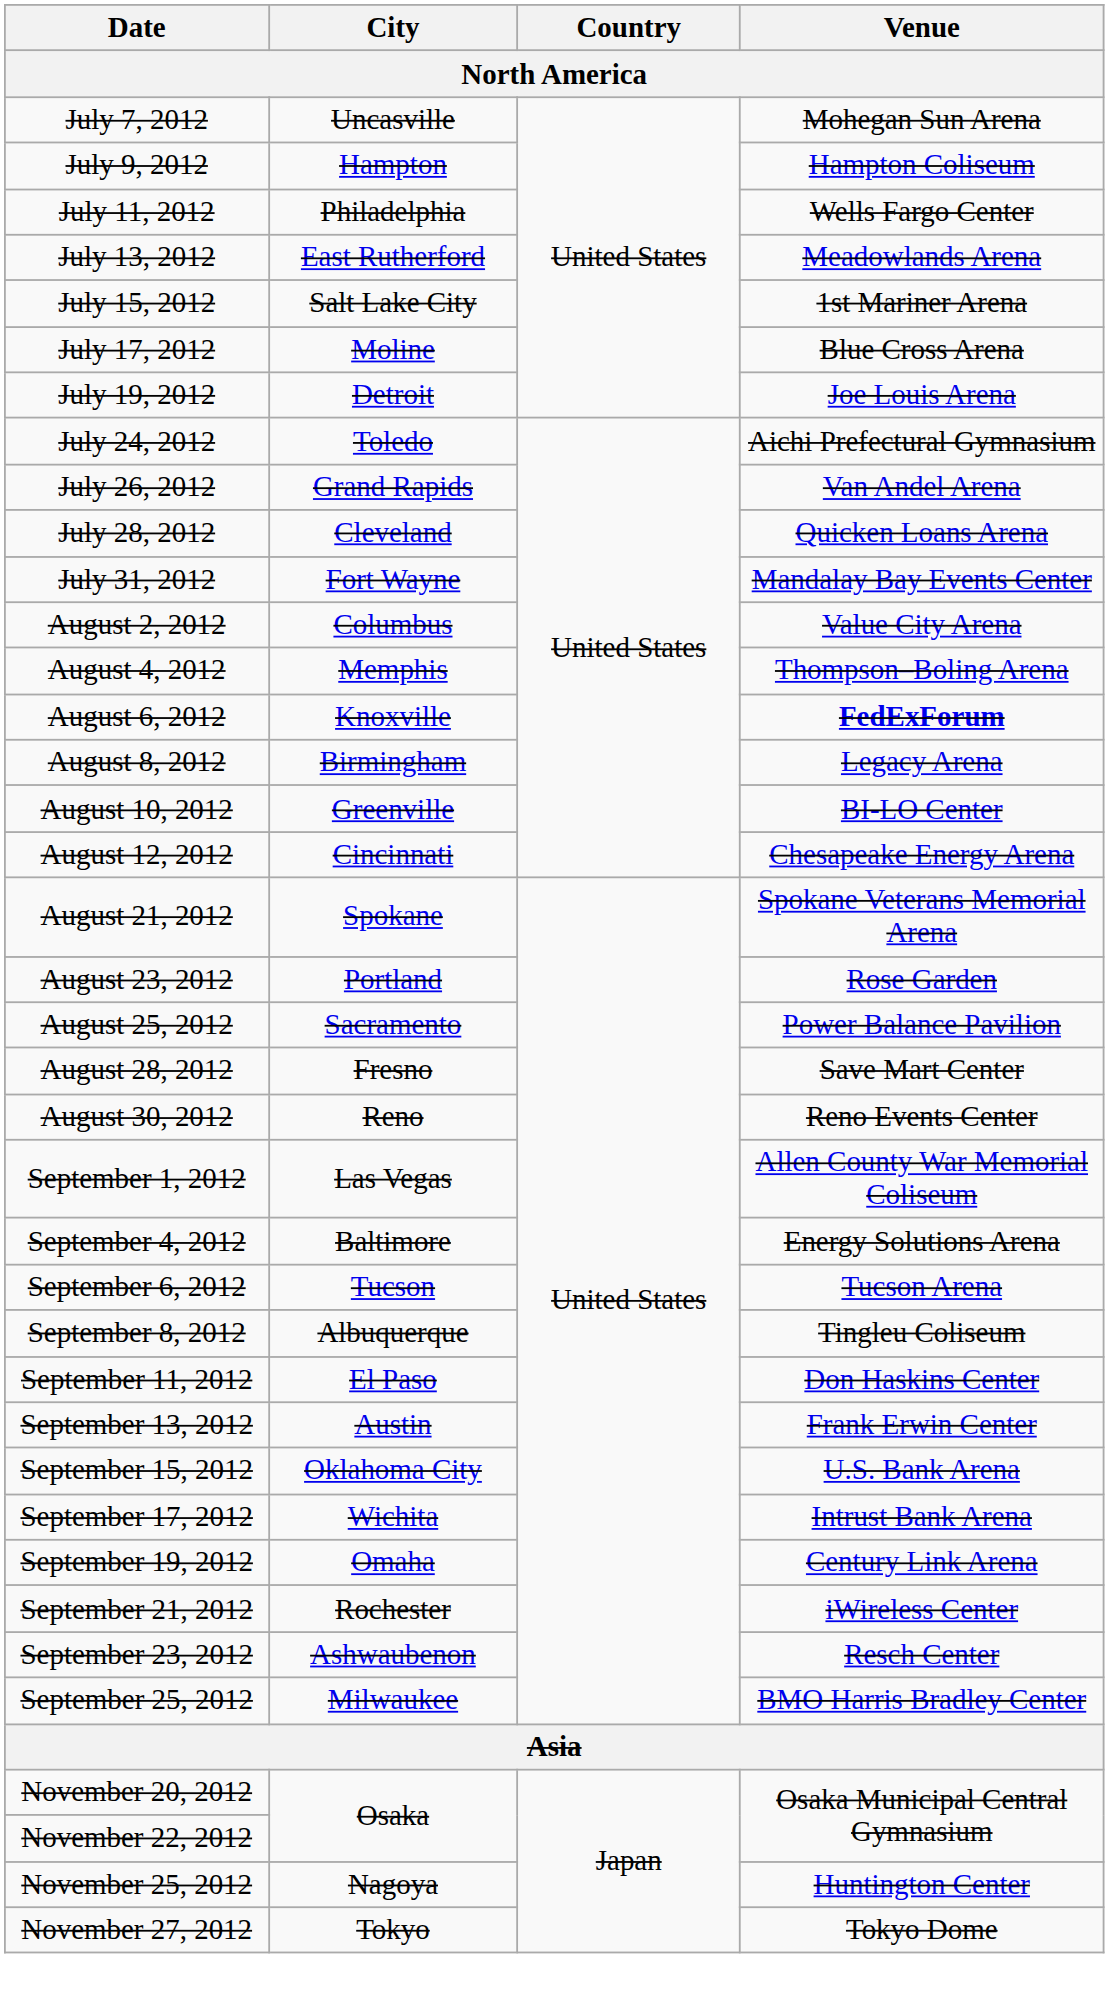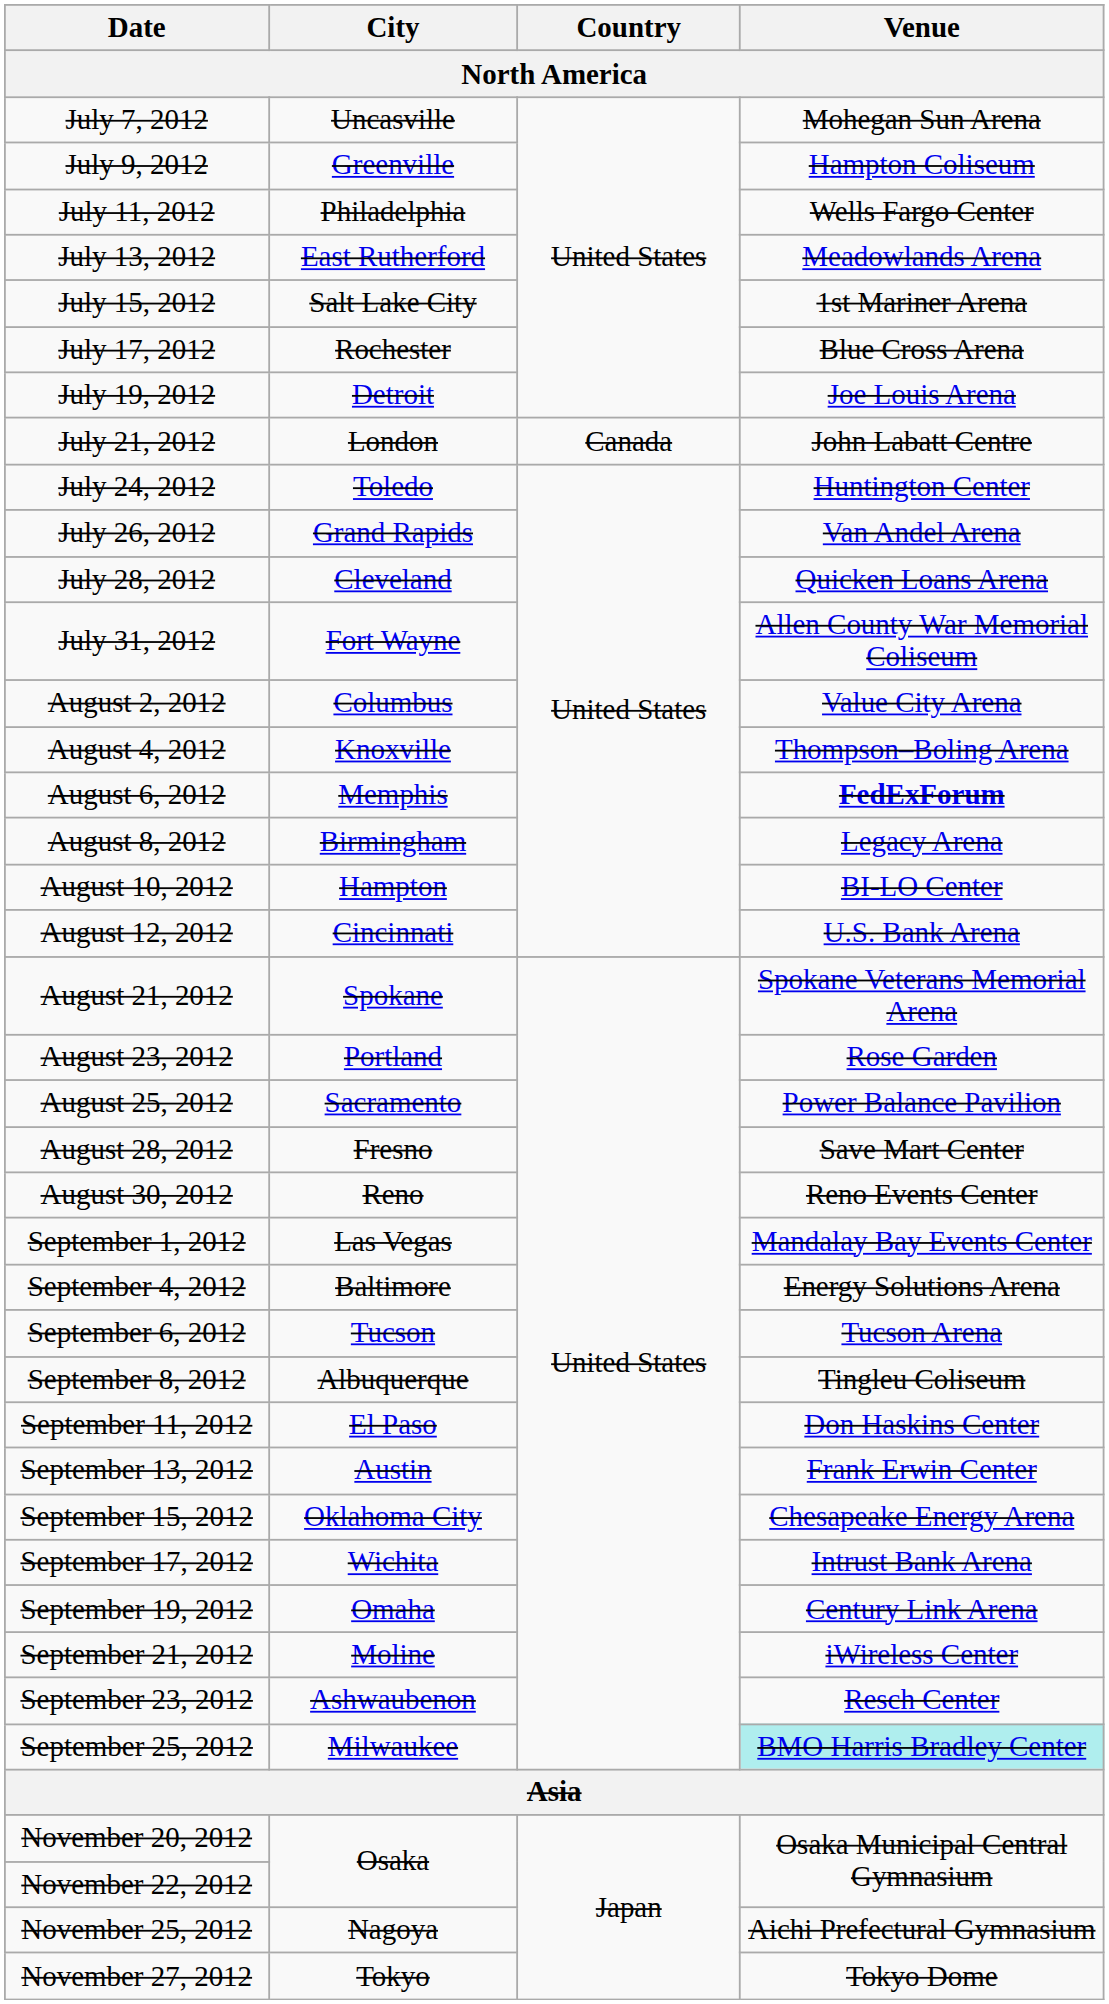(393, 165) Hampton -> (393, 165) Greenville
(393, 348) Moline -> (393, 348) Rochester
+ row: (137, 440)
(922, 440) Aichi Prefectural Gymnasium -> (922, 486) Huntington Center
(922, 578) Mandalay Bay Events Center -> (922, 640) Allen County War Memorial Coliseum
(393, 670) Memphis -> (393, 748) Knoxville
(393, 716) Knoxville -> (393, 794) Memphis
(393, 808) Greenville -> (393, 886) Hampton
(922, 854) Chesapeake Energy Arena -> (922, 932) U.S. Bank Arena
(922, 1178) Allen County War Memorial Coliseum -> (922, 1240) Mandalay Bay Events Center
(922, 1470) U.S. Bank Arena -> (922, 1516) Chesapeake Energy Arena
(393, 1608) Rochester -> (393, 1654) Moline
(922, 1700) no background -> (922, 1746) paleturquoise background
(922, 1883) Huntington Center -> (922, 1929) Aichi Prefectural Gymnasium
